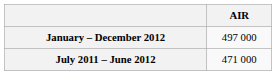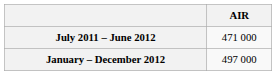rows swapped: (106, 37) <-> (106, 59)
